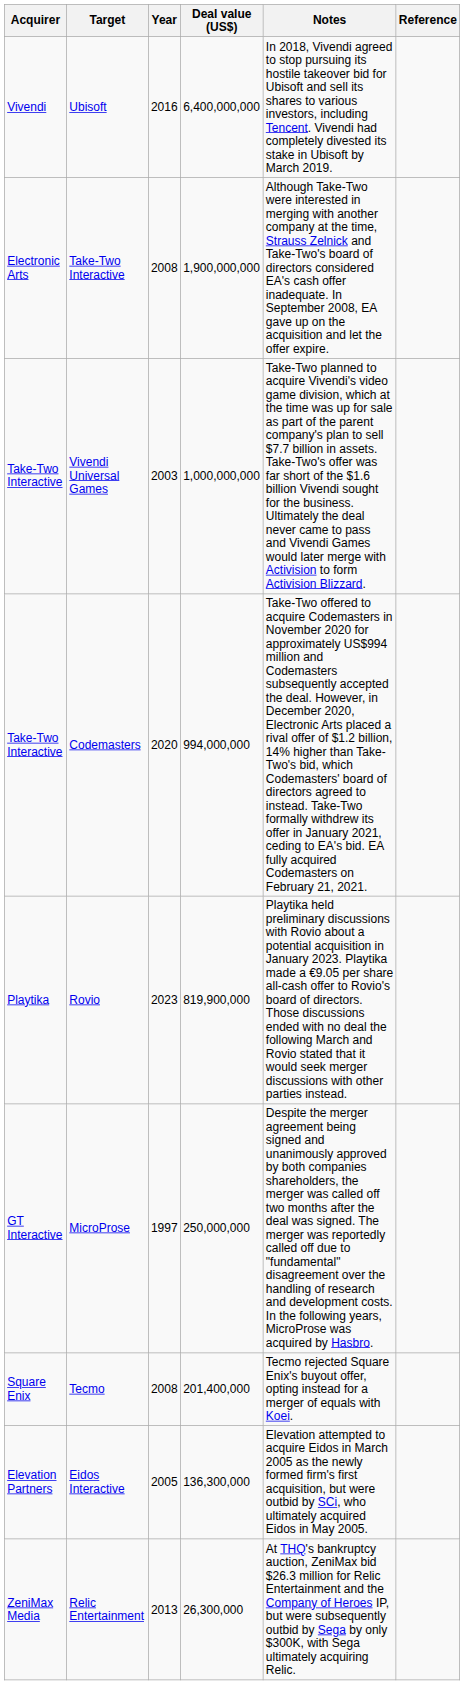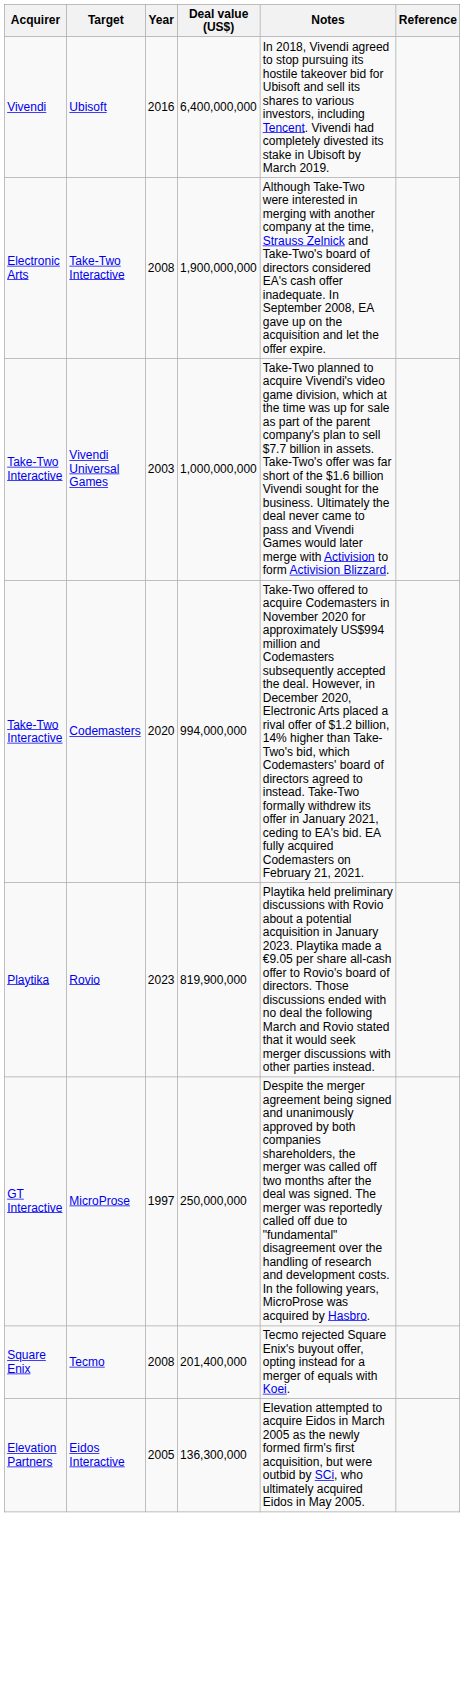- row: (107, 1609)
